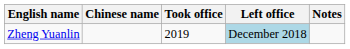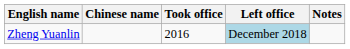(177, 33) 2019 -> (177, 33) 2016
